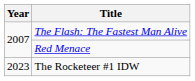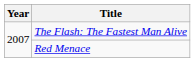- row: (87, 66)
